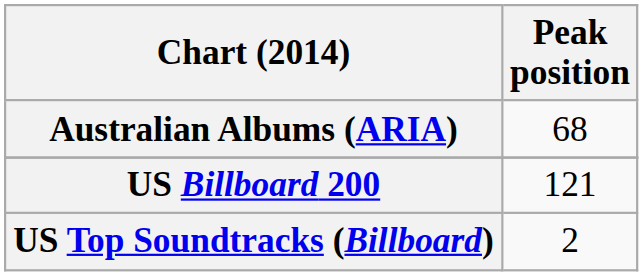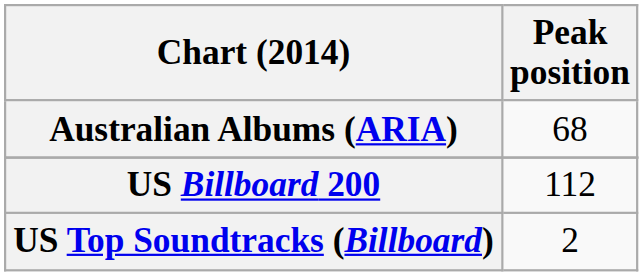(570, 184) 121 -> (570, 184) 112
